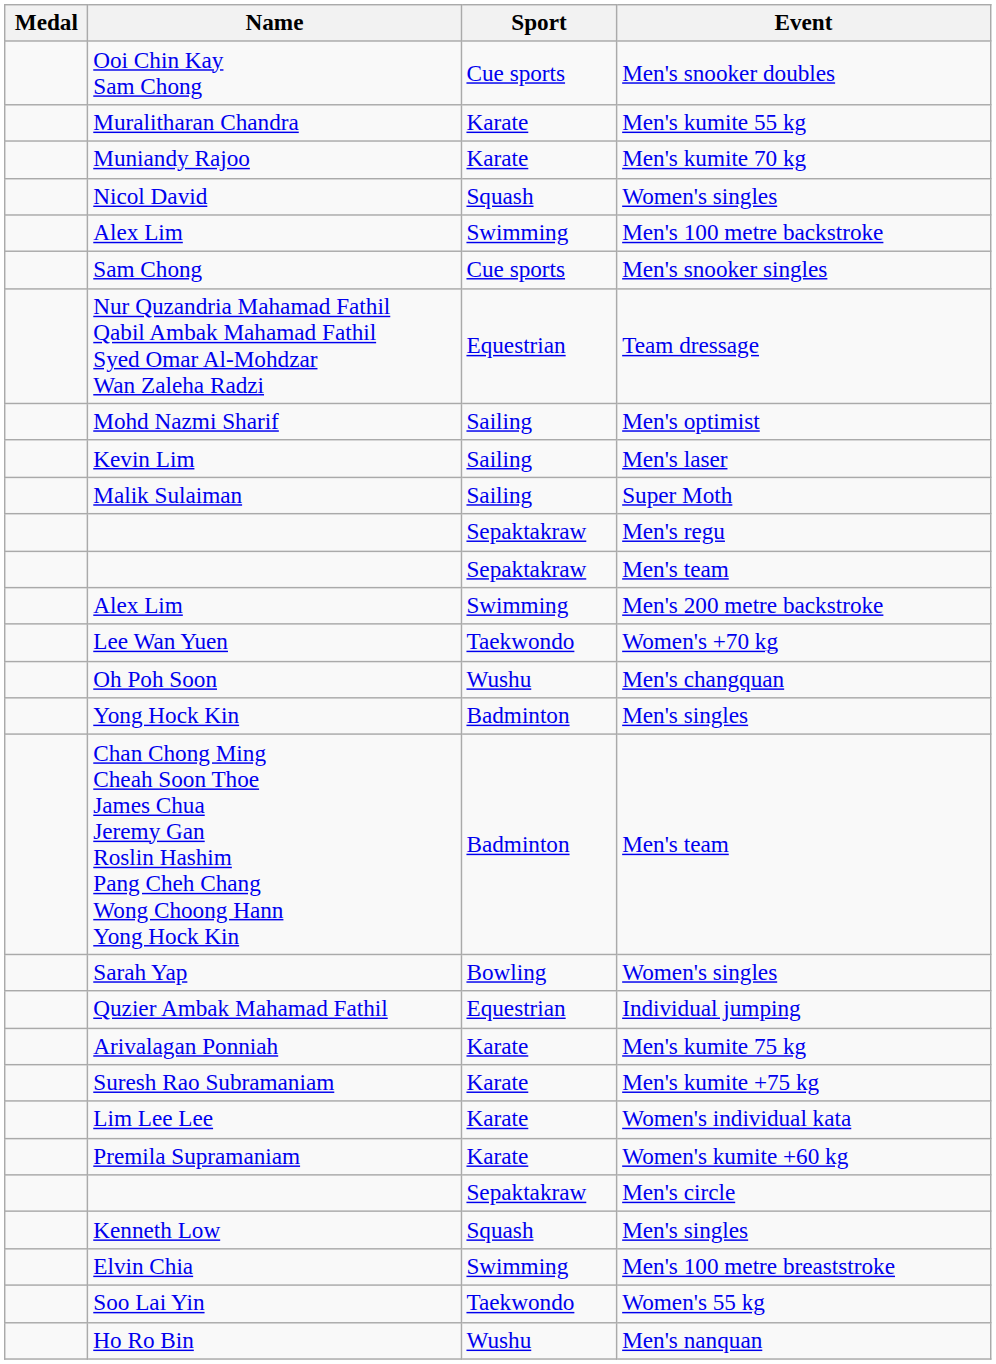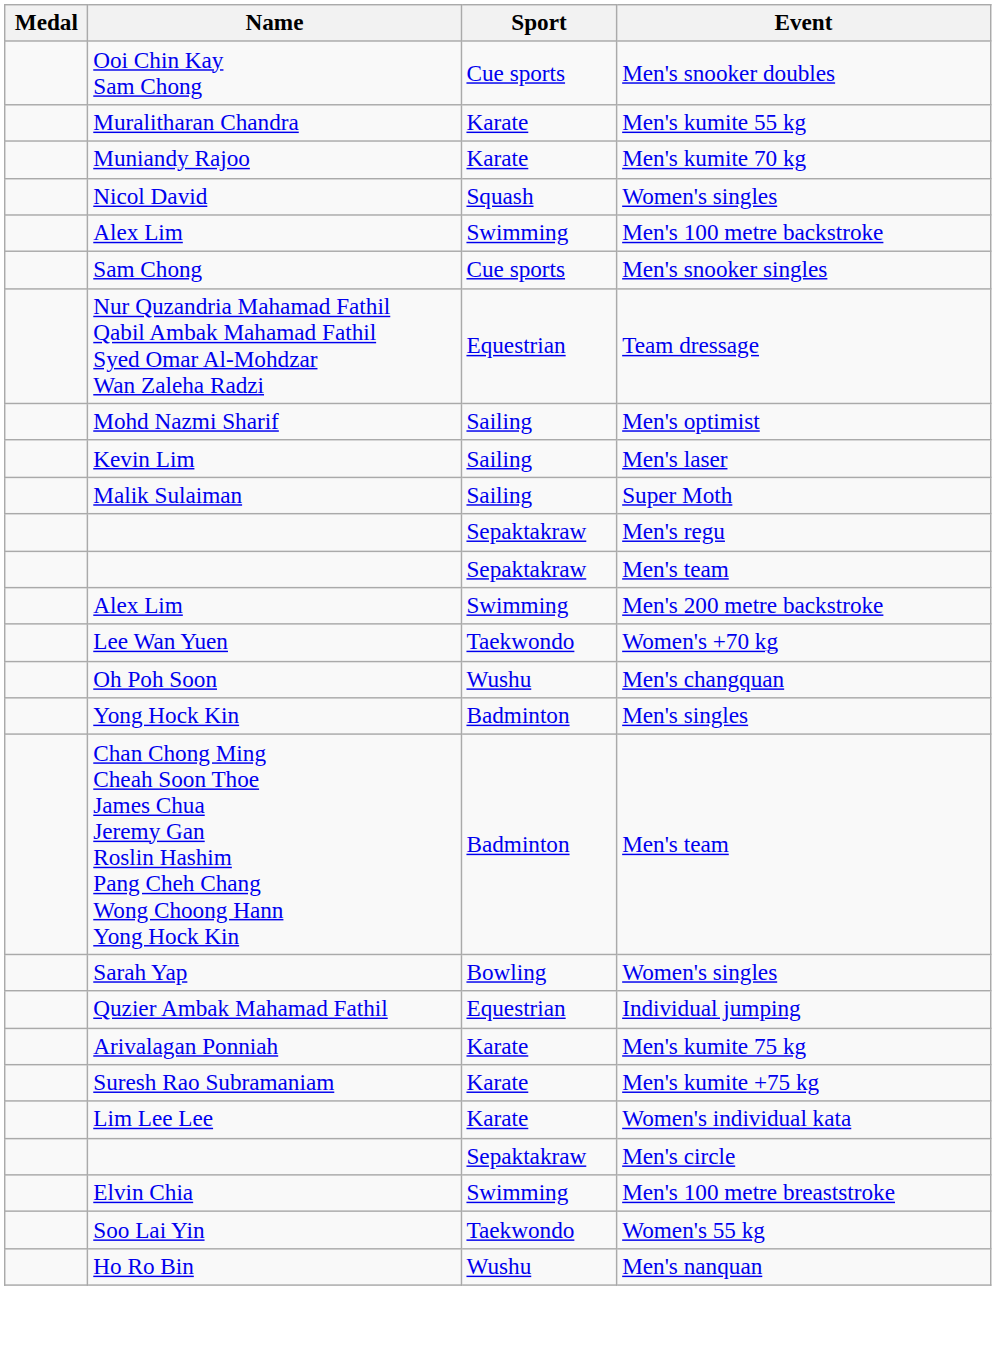- row: (197, 1156)
- row: (157, 1229)
